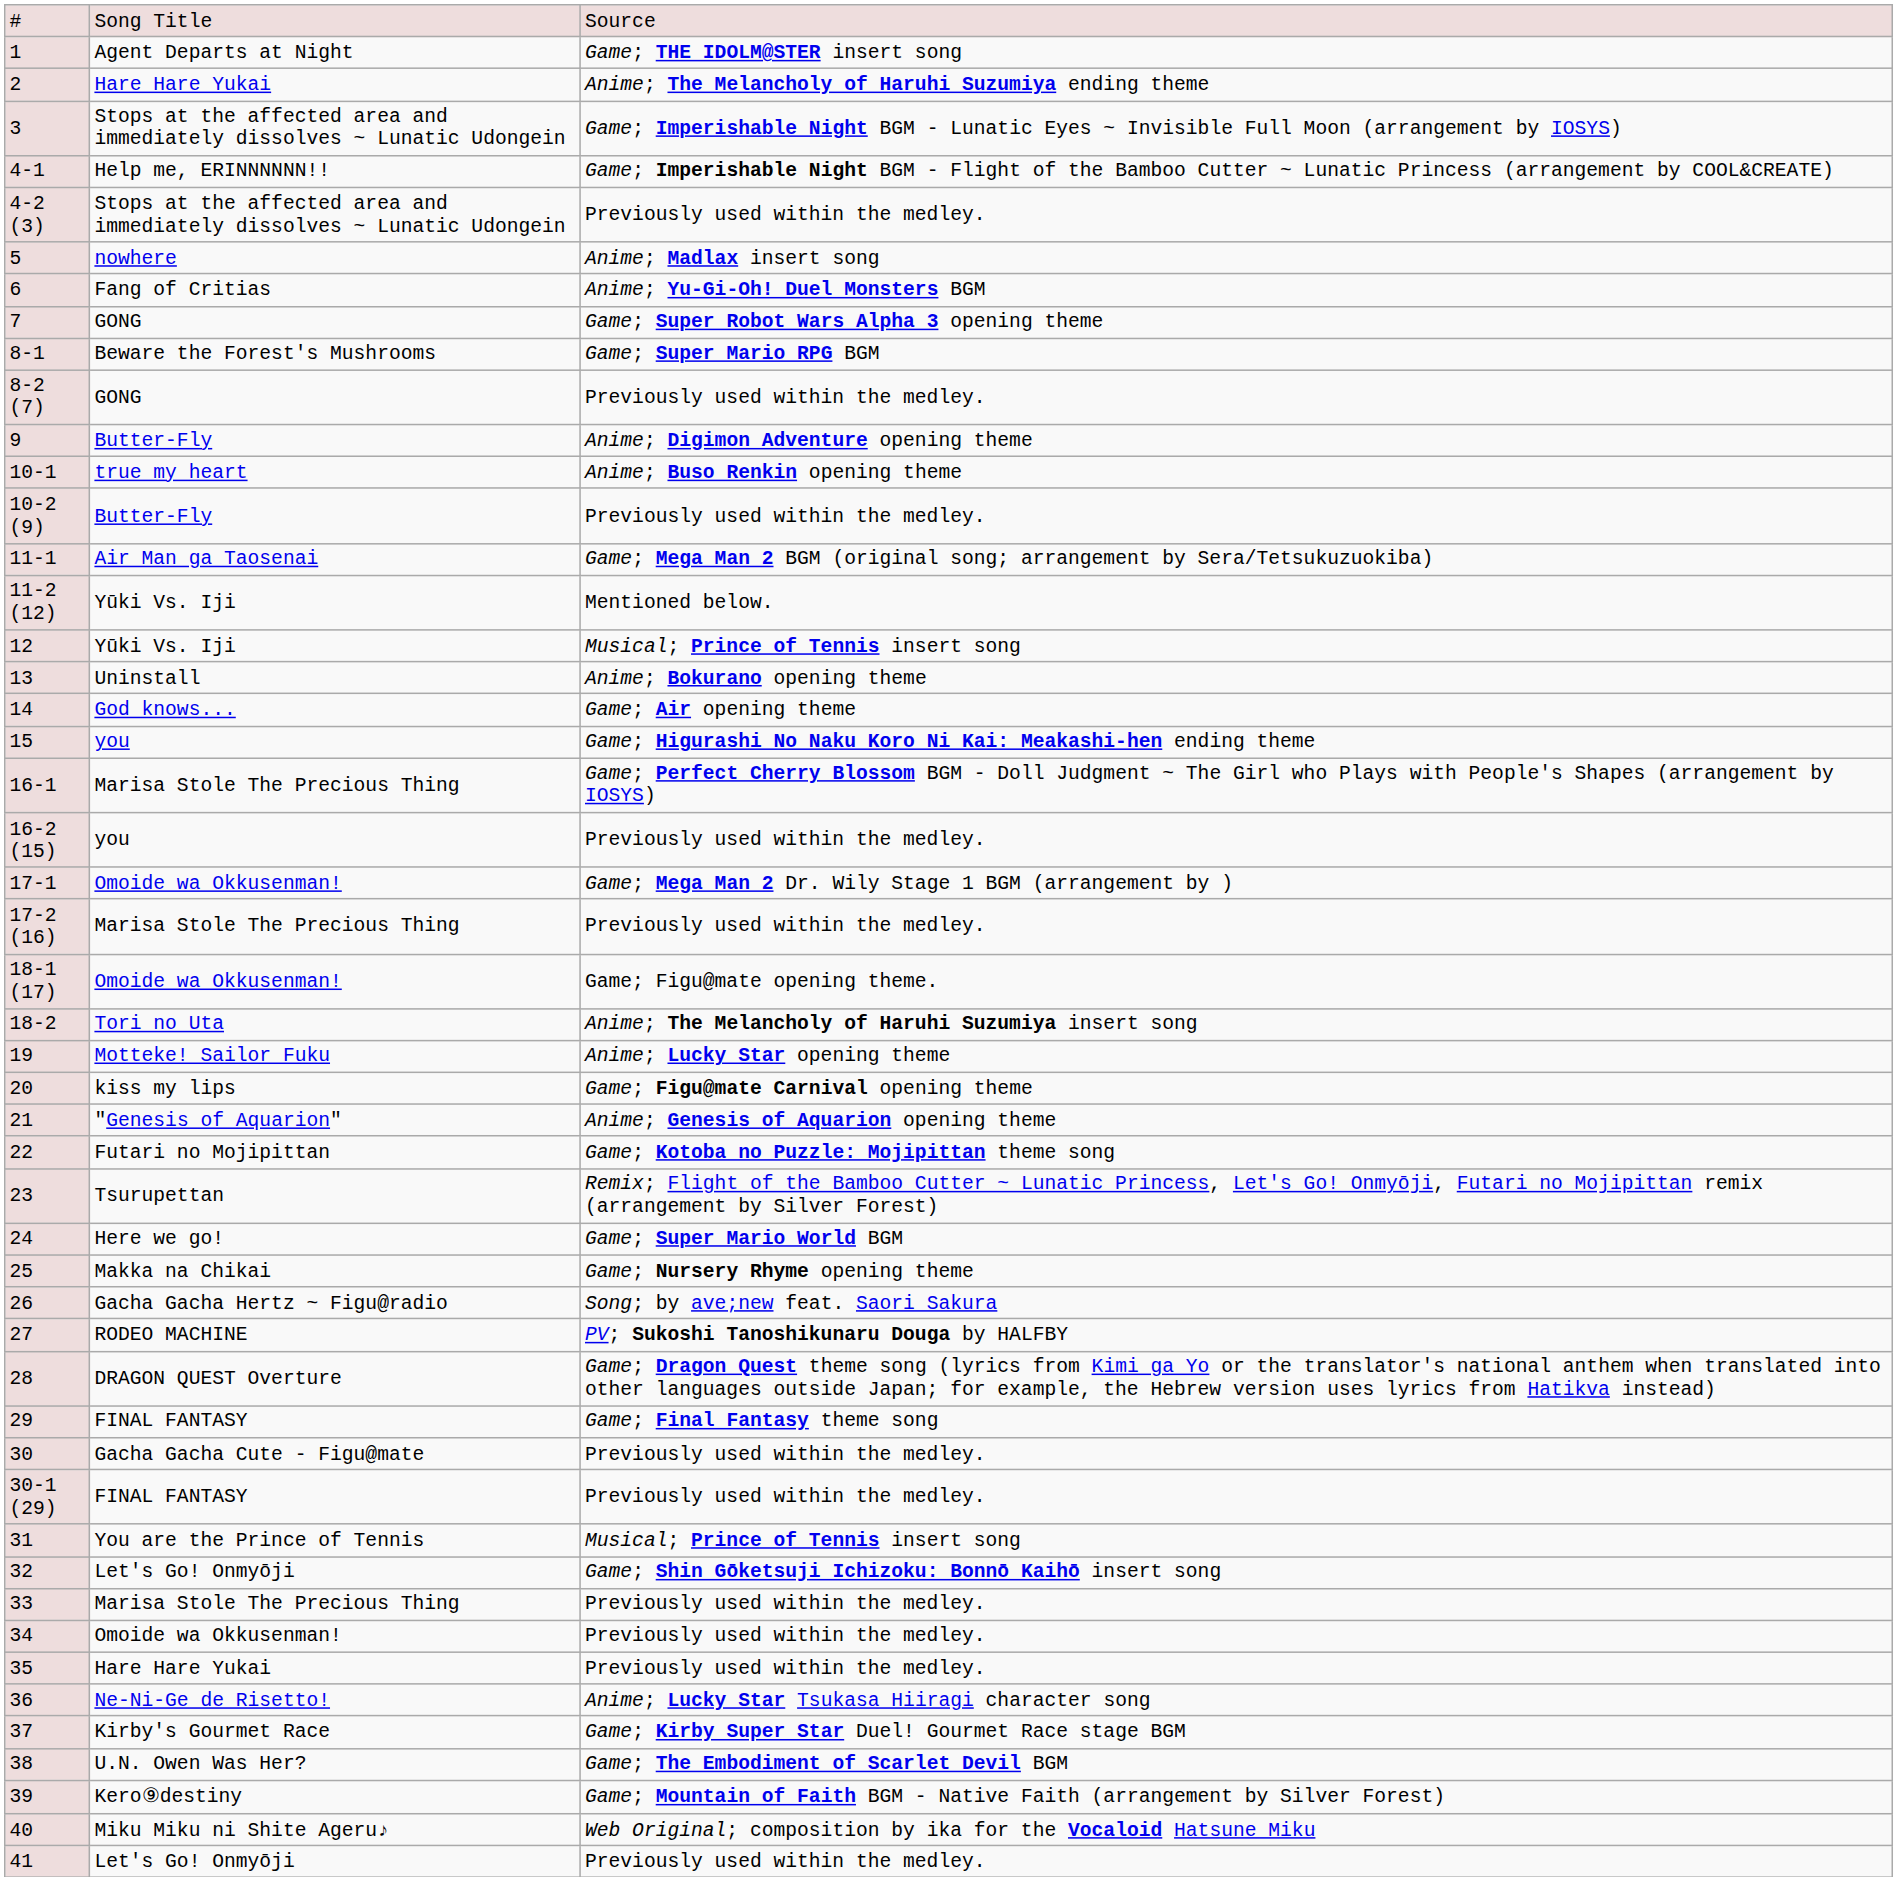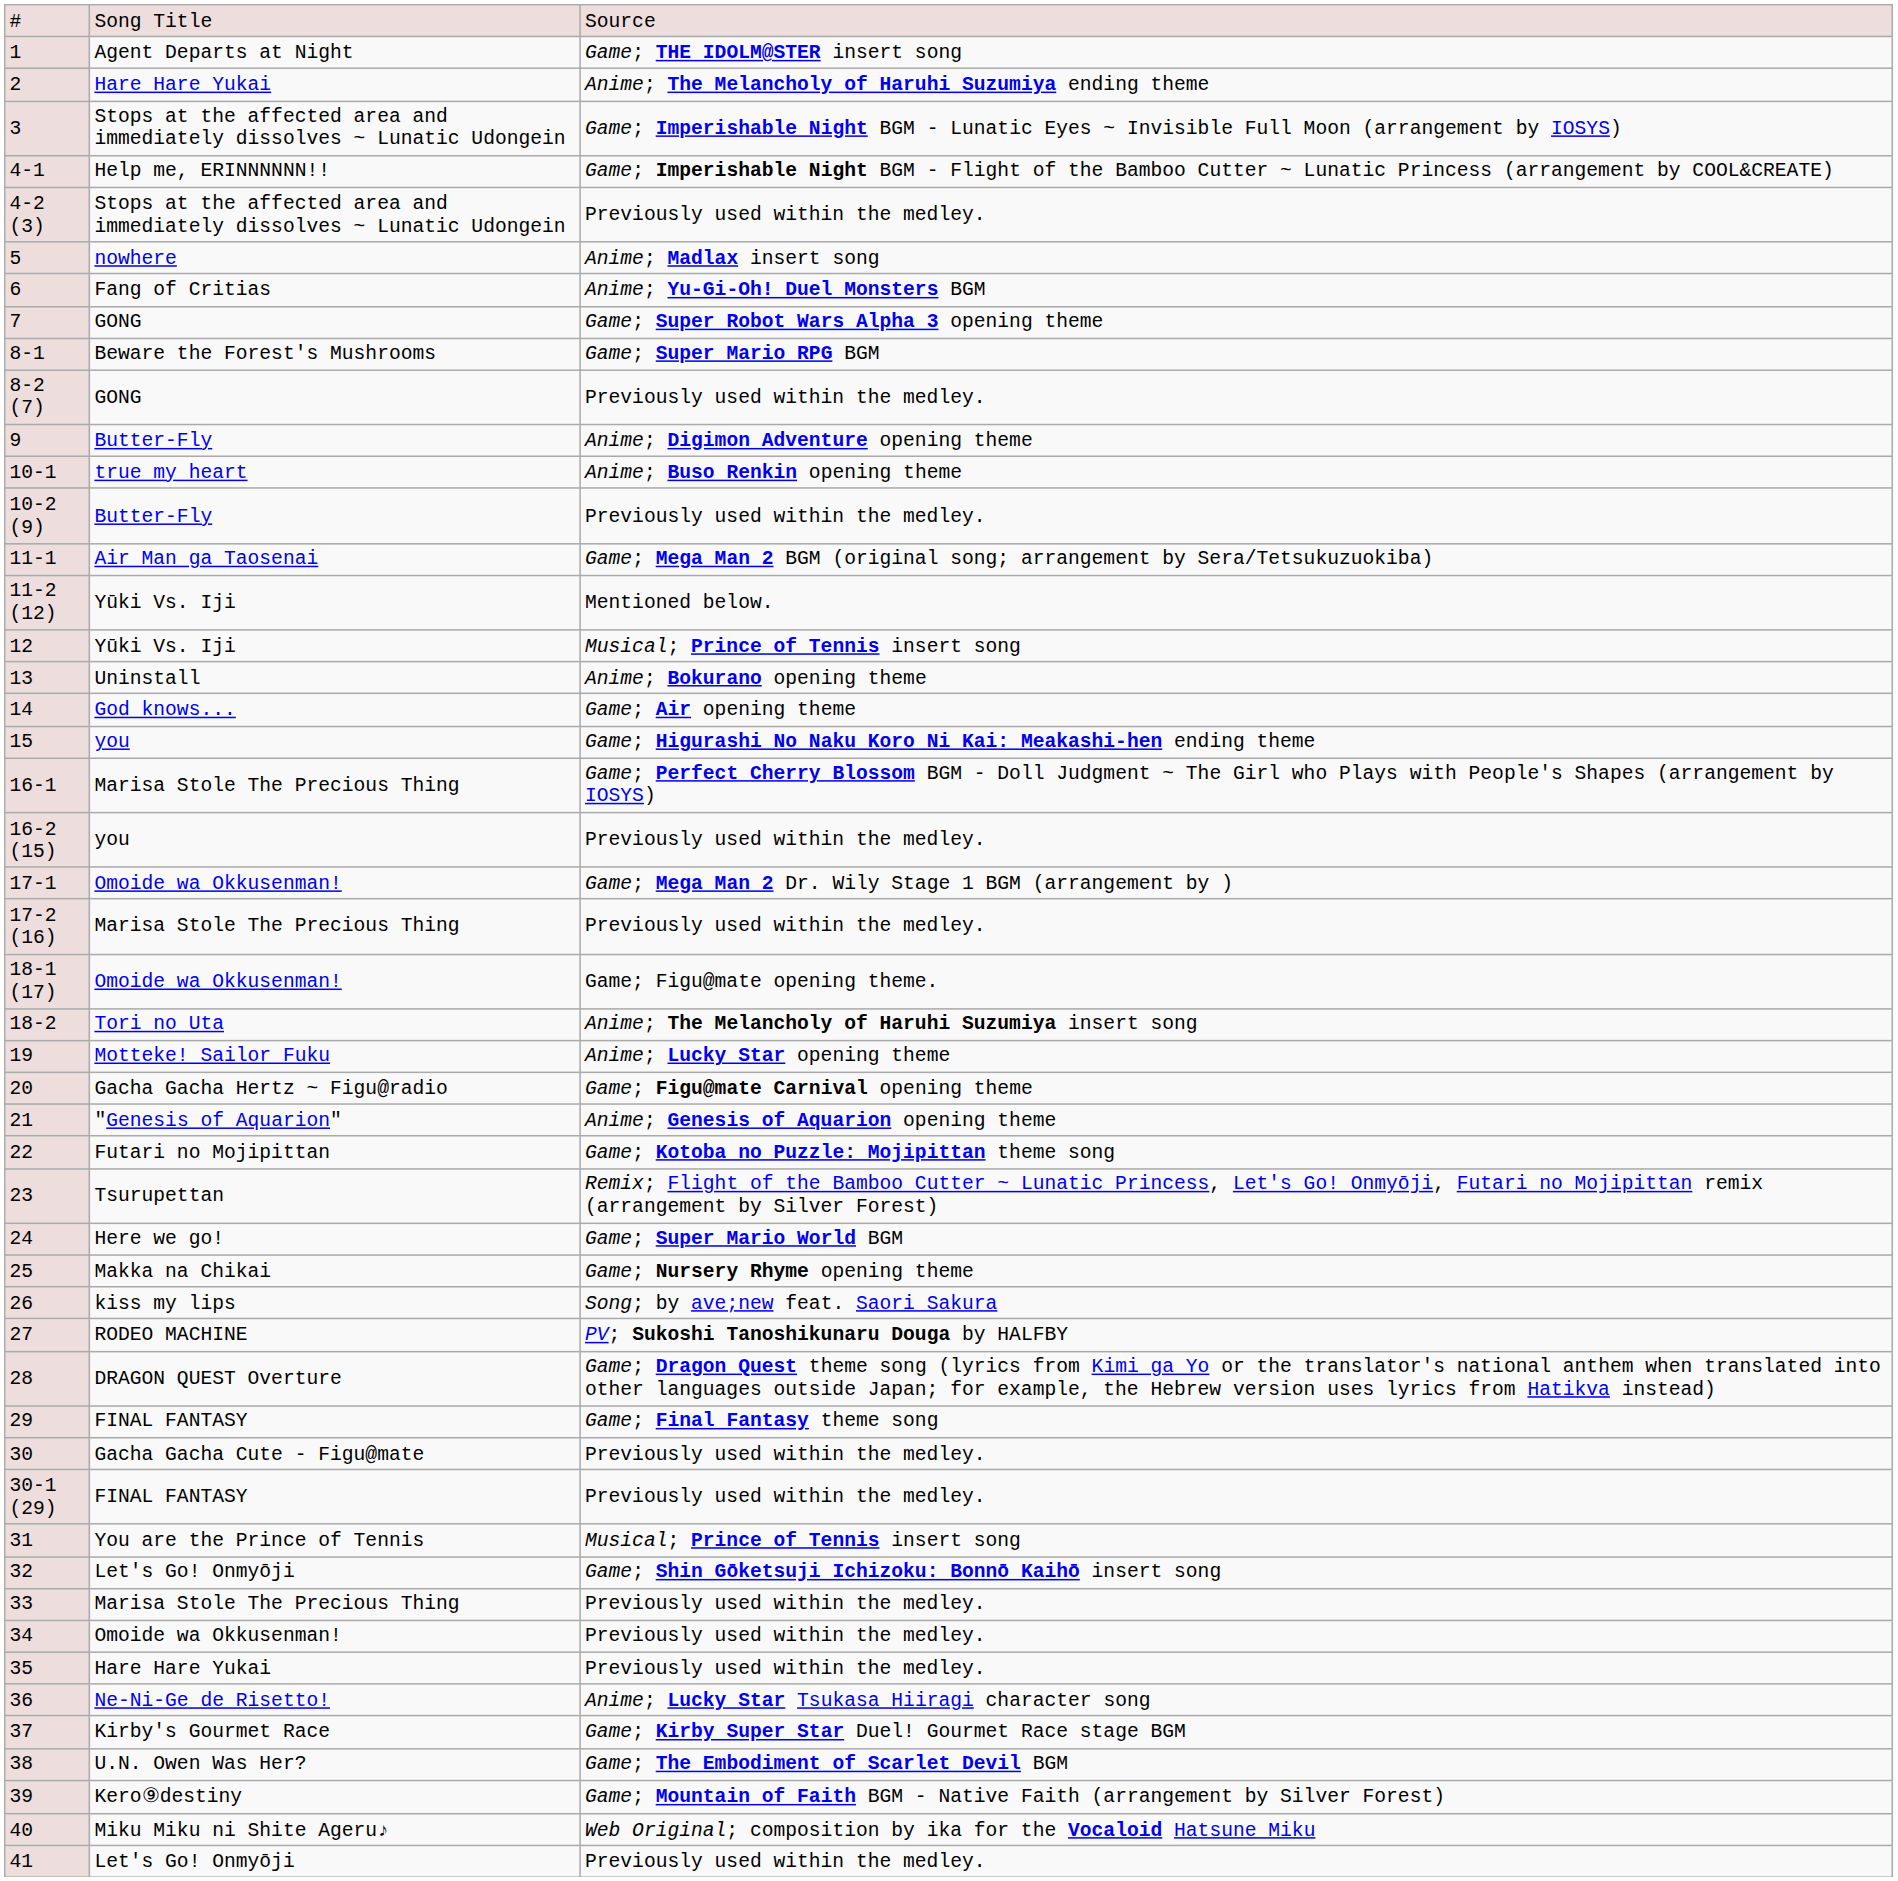(165, 1088) kiss my lips -> (271, 1088) Gacha Gacha Hertz ~ Figu@radio
(271, 1303) Gacha Gacha Hertz ~ Figu@radio -> (165, 1303) kiss my lips
